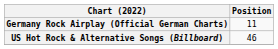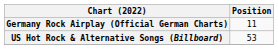(252, 38) 46 -> (252, 38) 53
